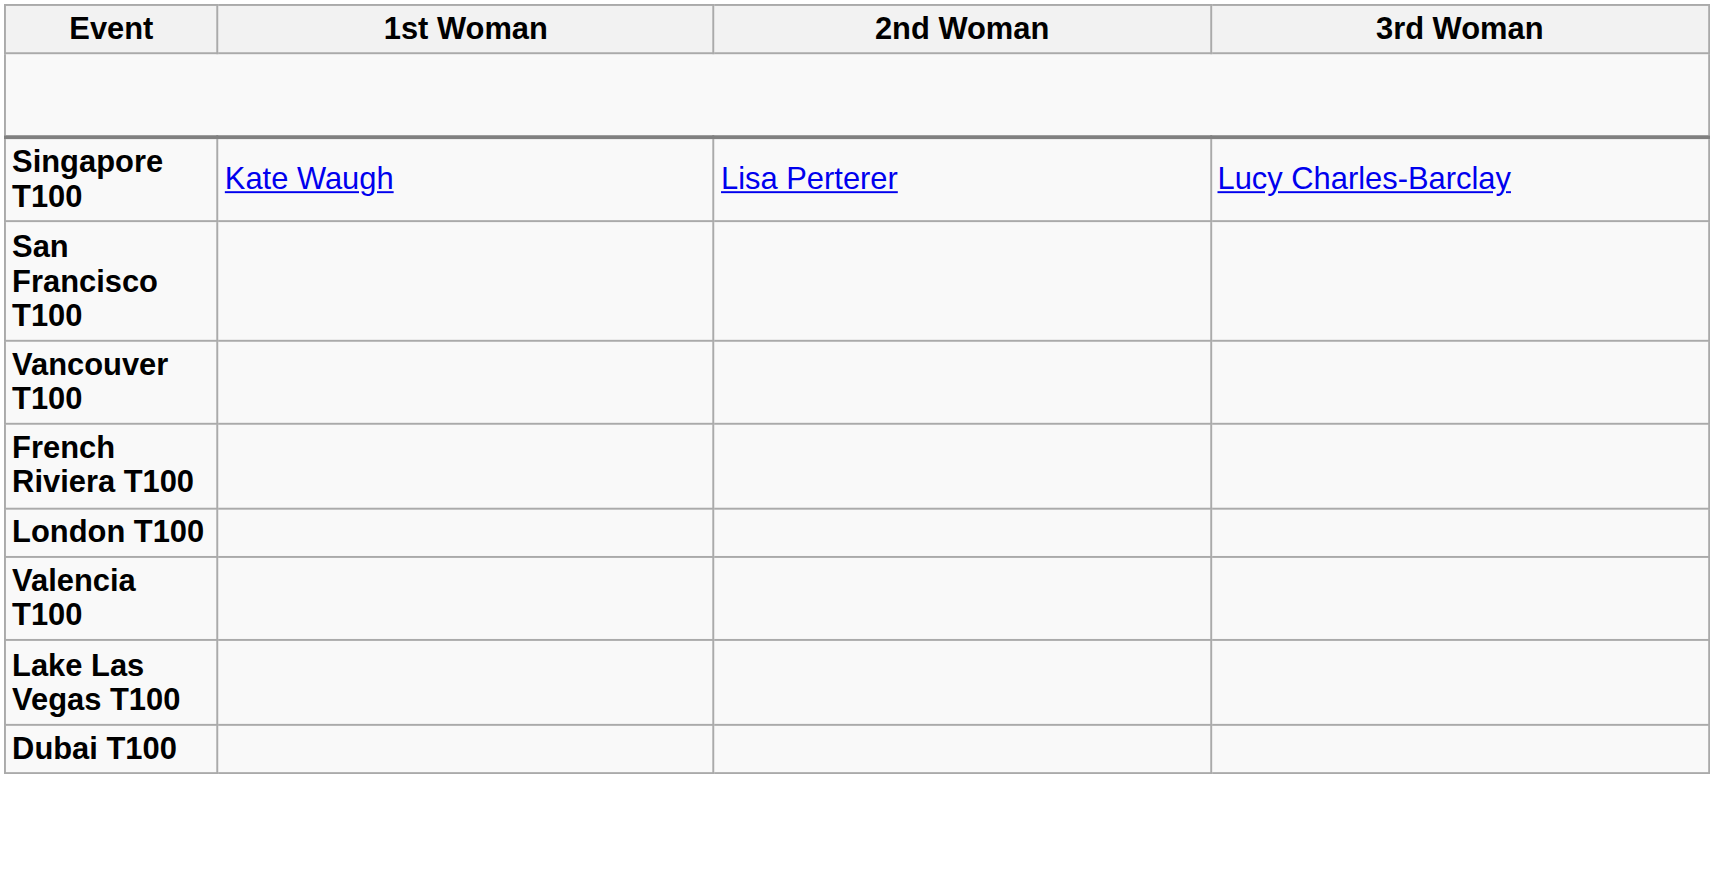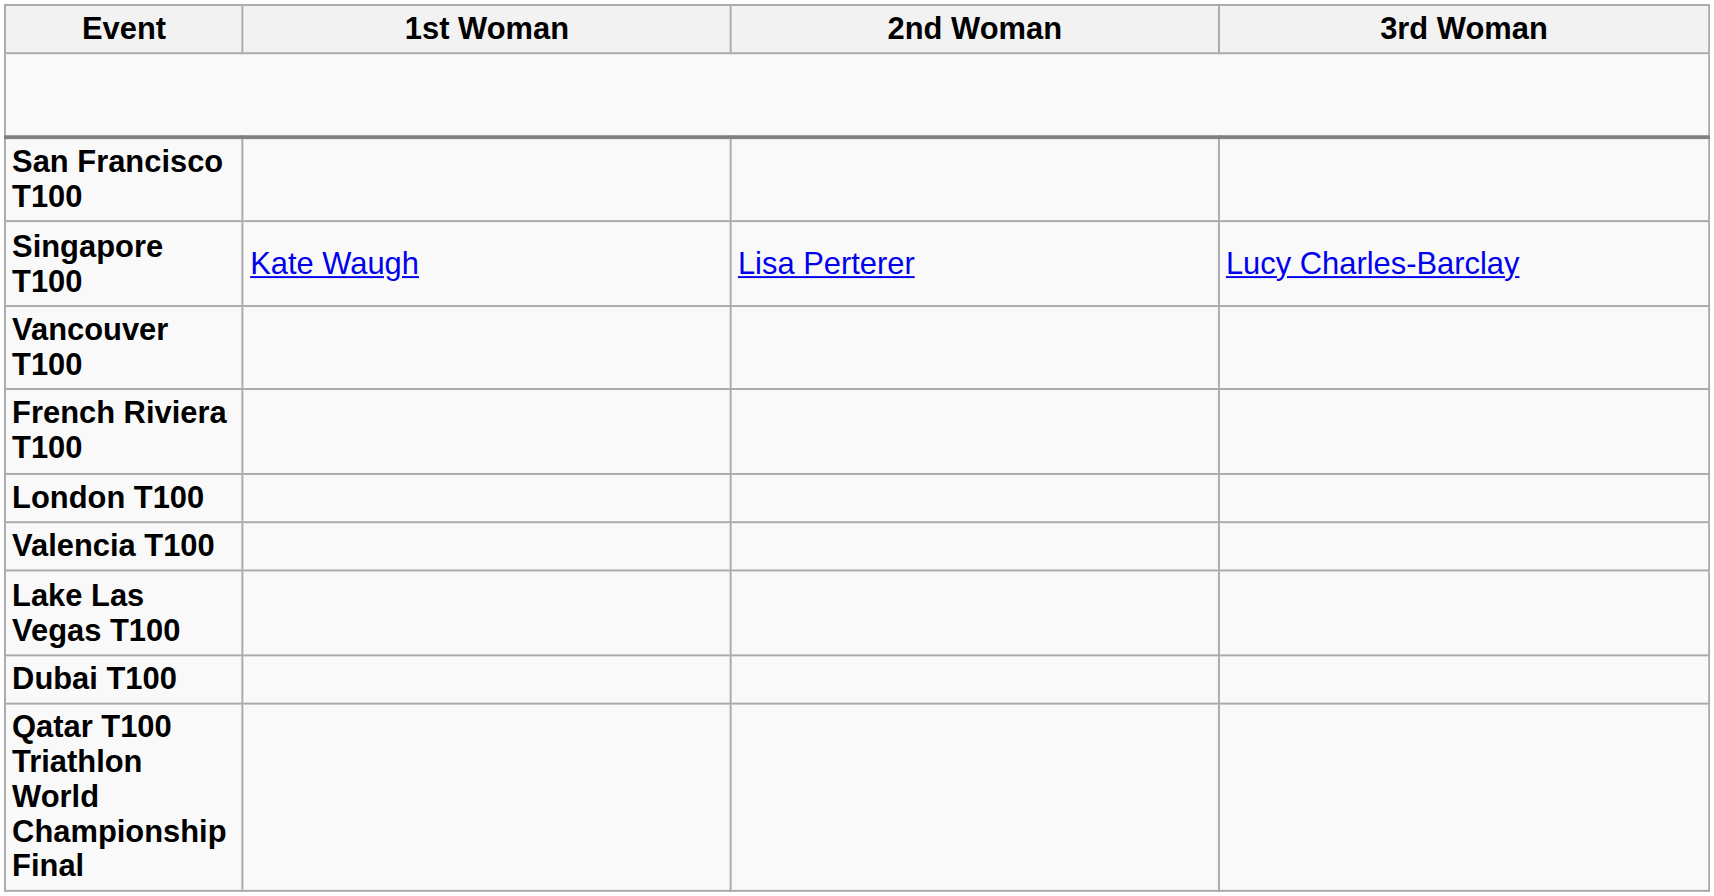rows swapped: (88, 179) <-> (85, 280)
+ row: (119, 797)
